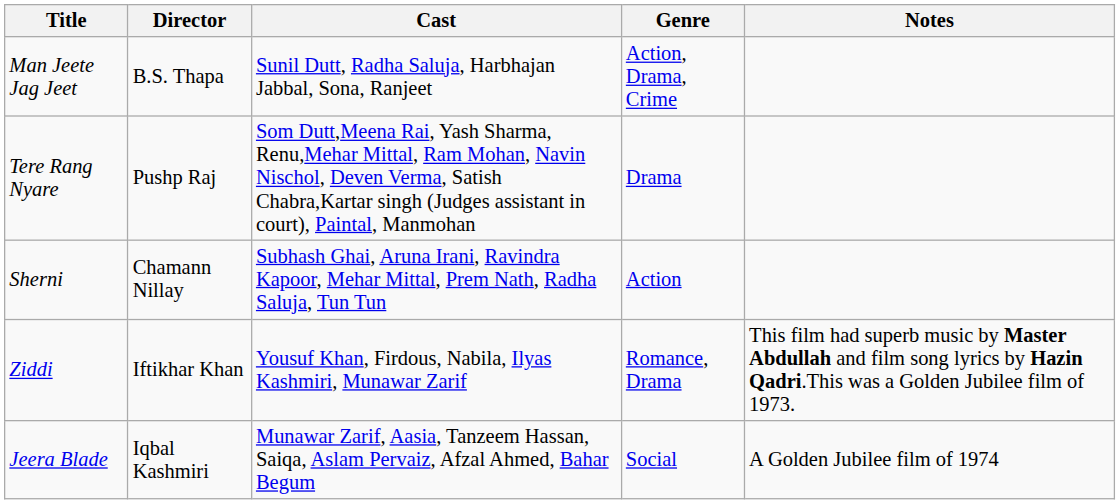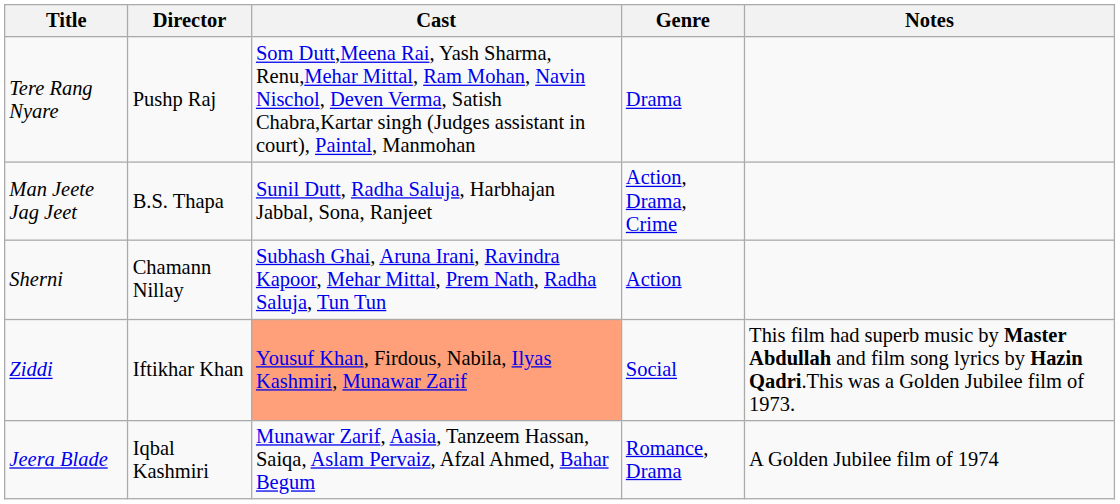rows swapped: (52, 76) <-> (51, 177)
(404, 369) no background -> (404, 369) lightsalmon background
(667, 369) Romance, Drama -> (651, 369) Social
(651, 459) Social -> (667, 459) Romance, Drama
